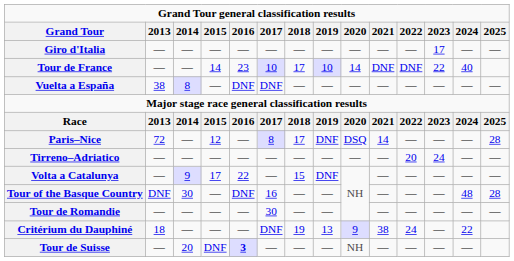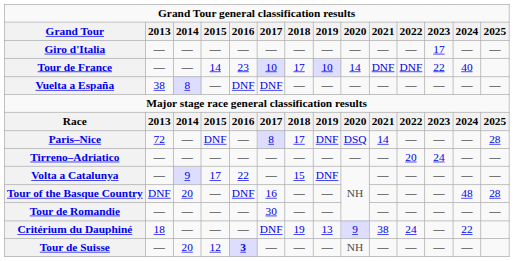(215, 139) 12 -> (215, 139) DNF
(187, 193) 30 -> (187, 193) 20
(215, 247) DNF -> (215, 247) 12
